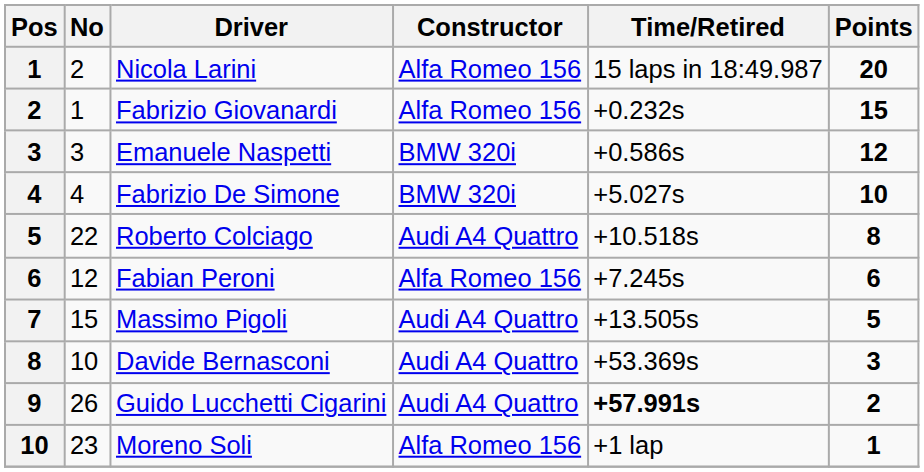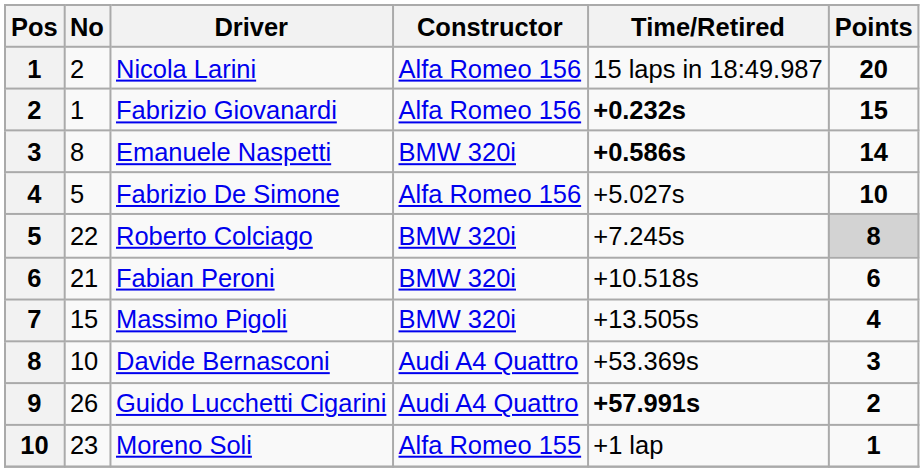(639, 110) normal -> (640, 110) bold
(77, 152) 3 -> (77, 152) 8
(639, 152) normal -> (640, 152) bold
(874, 152) 12 -> (874, 152) 14
(77, 194) 4 -> (77, 194) 5
(457, 194) BMW 320i -> (490, 194) Alfa Romeo 156
(488, 236) Audi A4 Quattro -> (457, 236) BMW 320i
(646, 236) +10.518s -> (639, 236) +7.245s
(874, 236) no background -> (874, 236) lightgrey background
(84, 278) 12 -> (84, 278) 21
(490, 278) Alfa Romeo 156 -> (457, 278) BMW 320i
(639, 278) +7.245s -> (646, 278) +10.518s
(488, 320) Audi A4 Quattro -> (457, 320) BMW 320i
(874, 320) 5 -> (874, 320) 4
(490, 446) Alfa Romeo 156 -> (490, 446) Alfa Romeo 155
